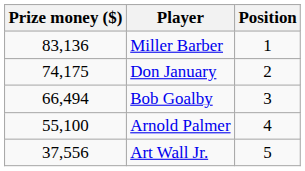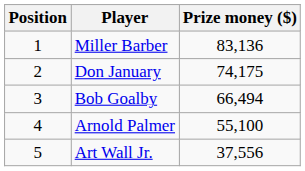columns swapped: (268, 17) <-> (65, 17)
